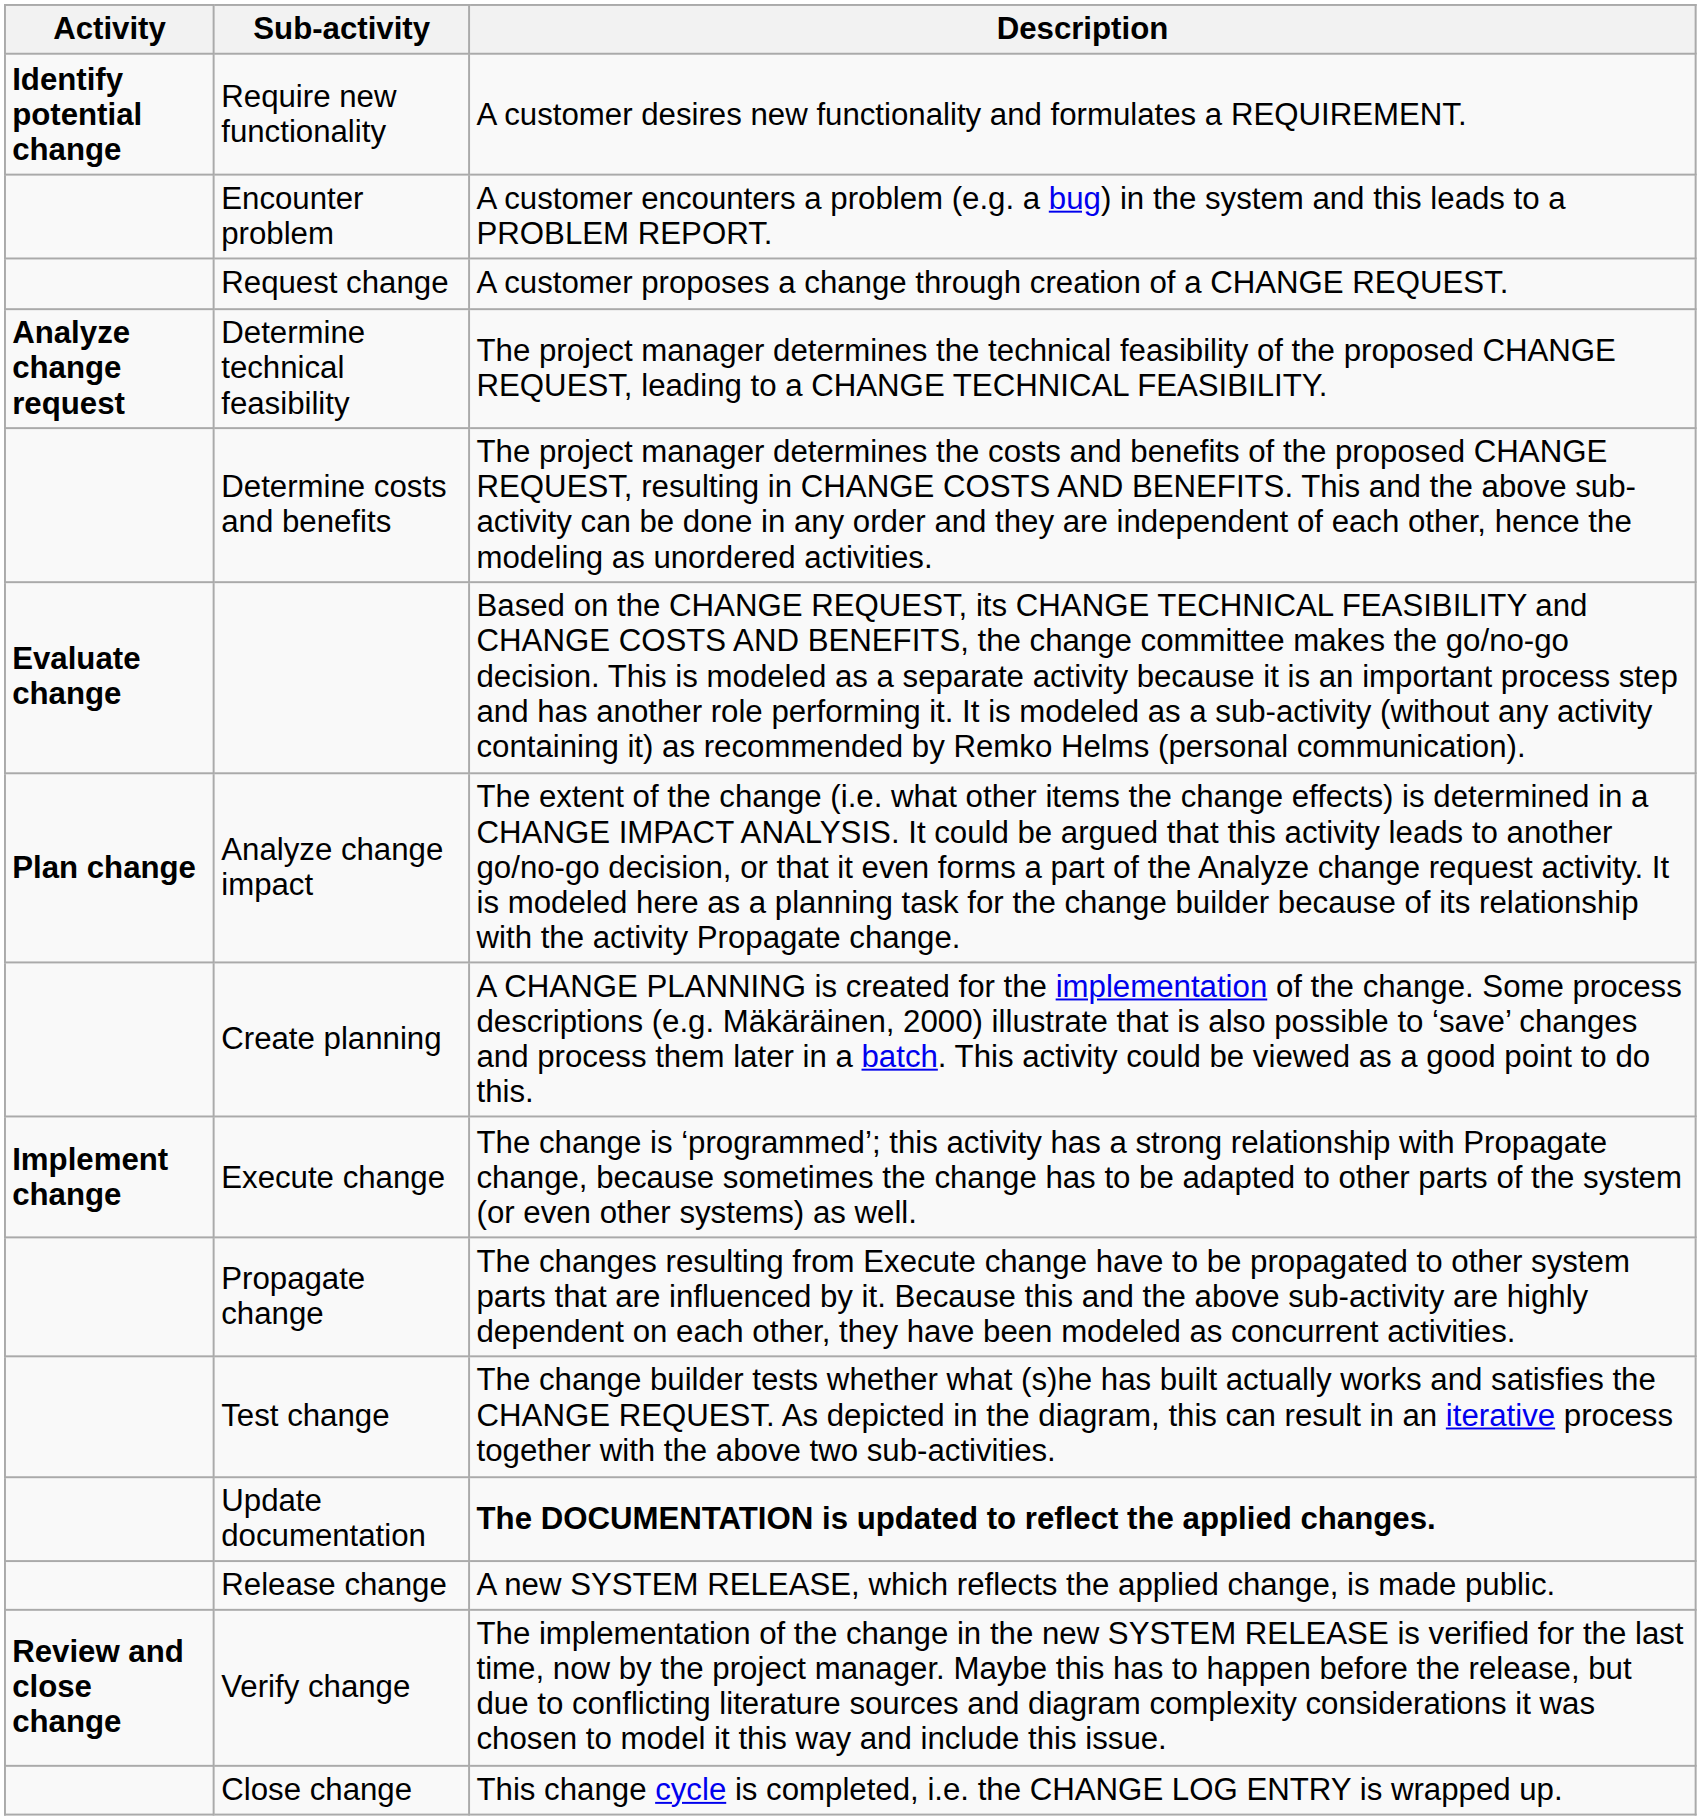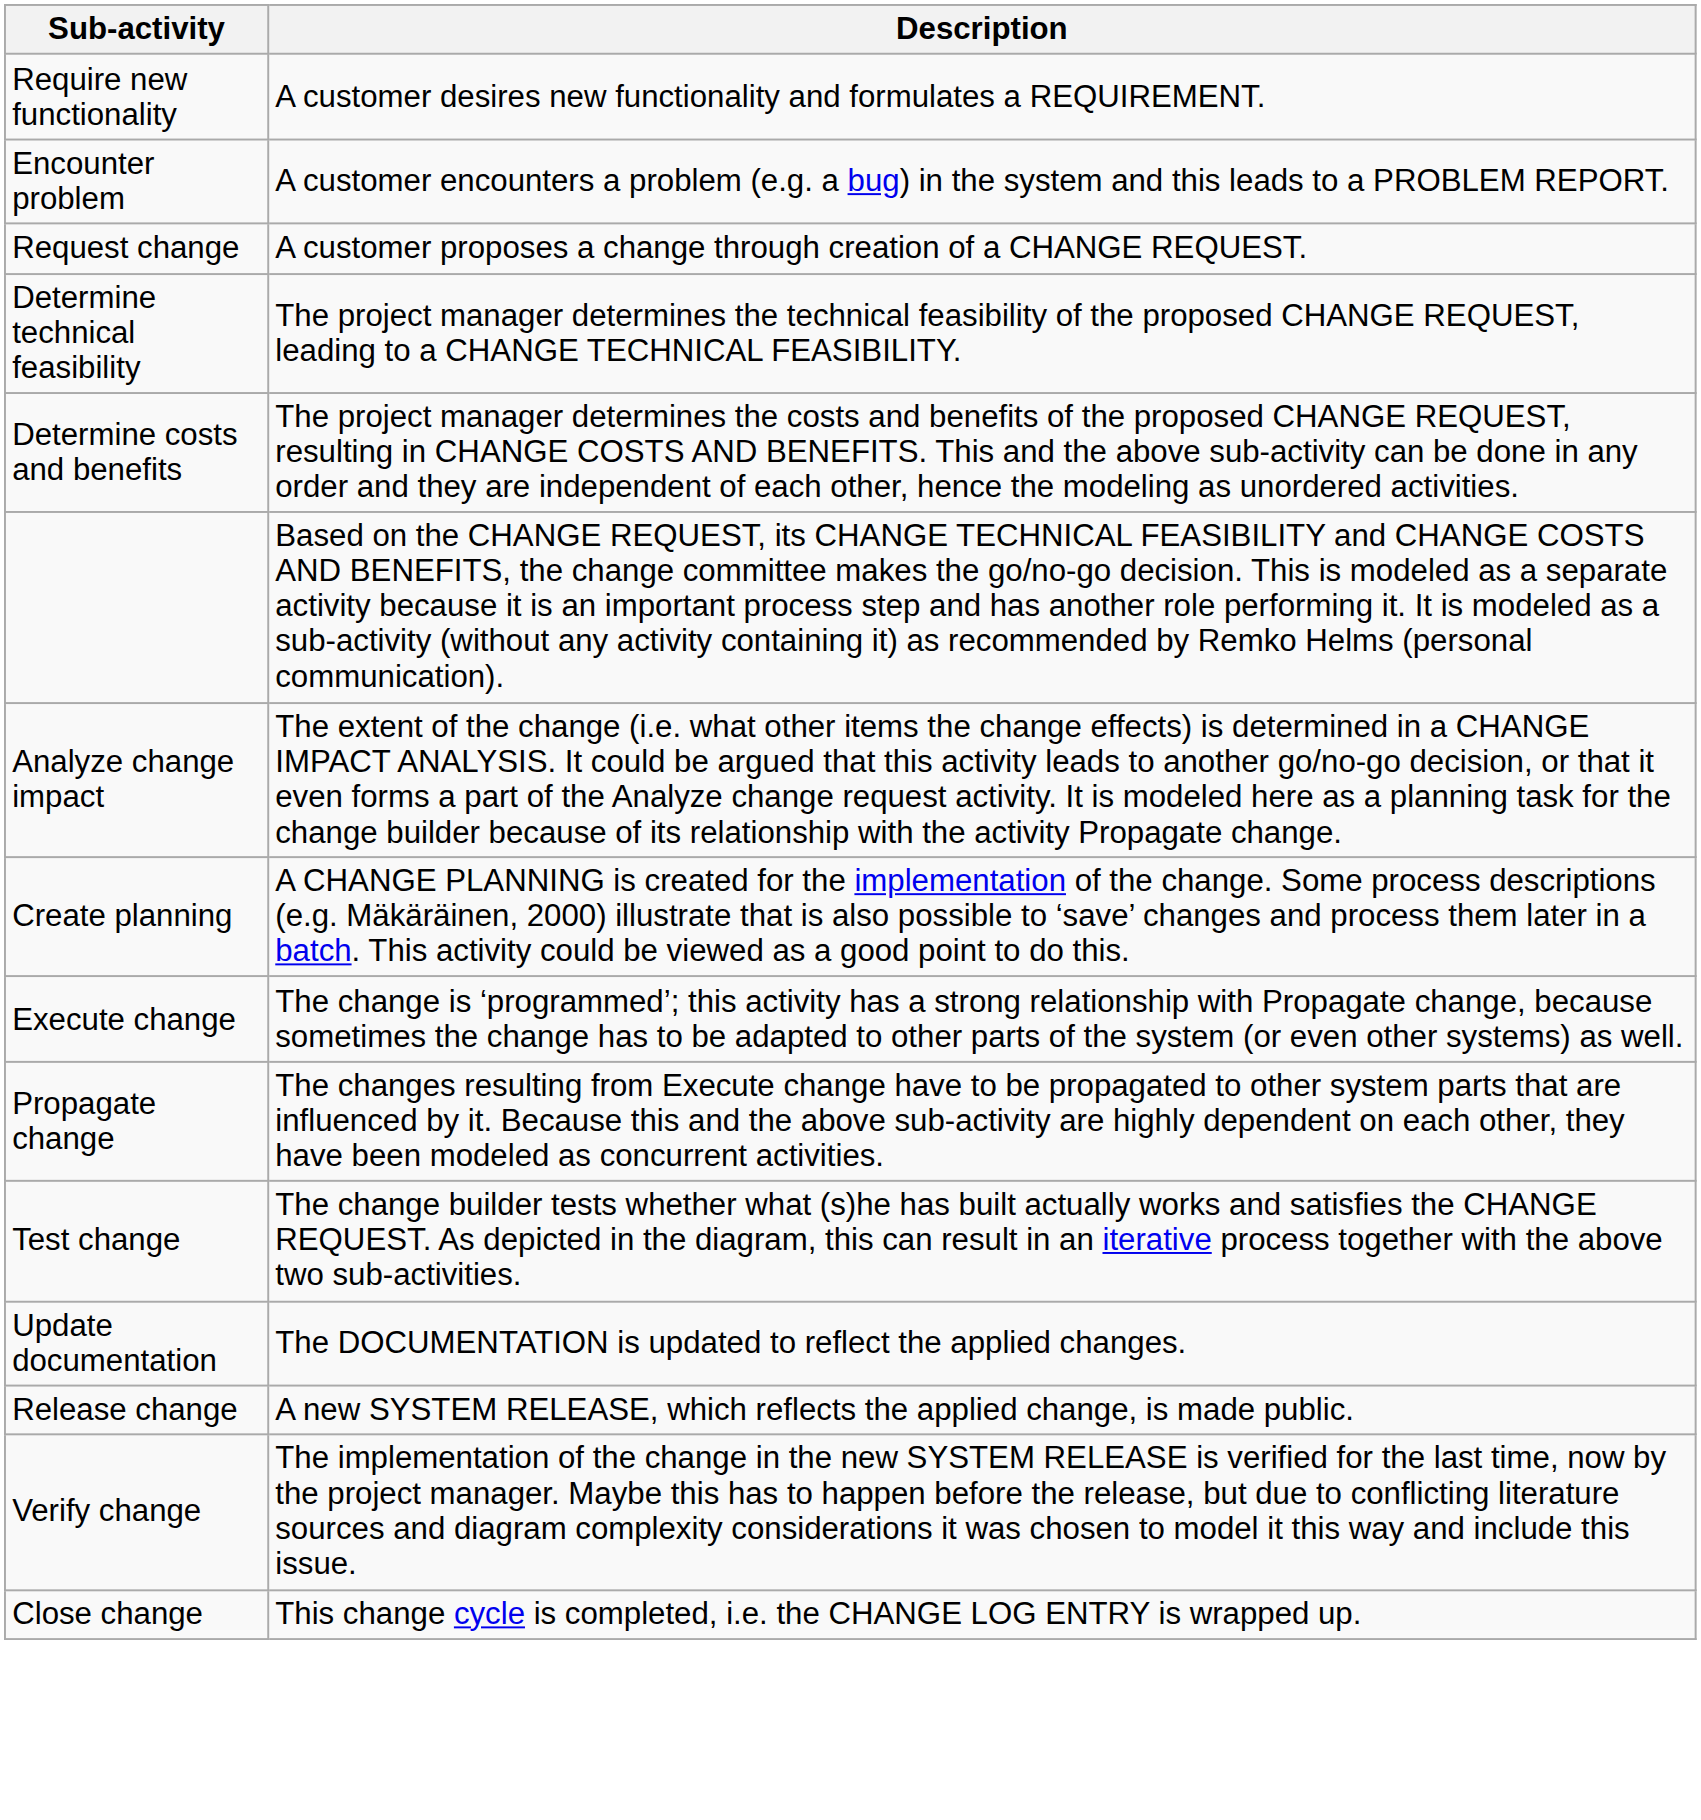- column: (109, 29)
(956, 1518) bold -> (731, 1342) normal
